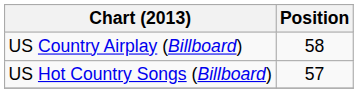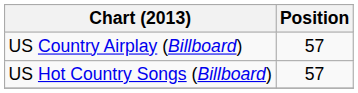(315, 46) 58 -> (315, 46) 57
